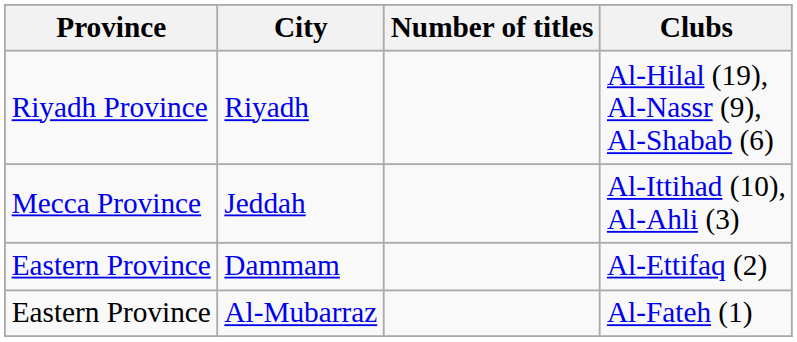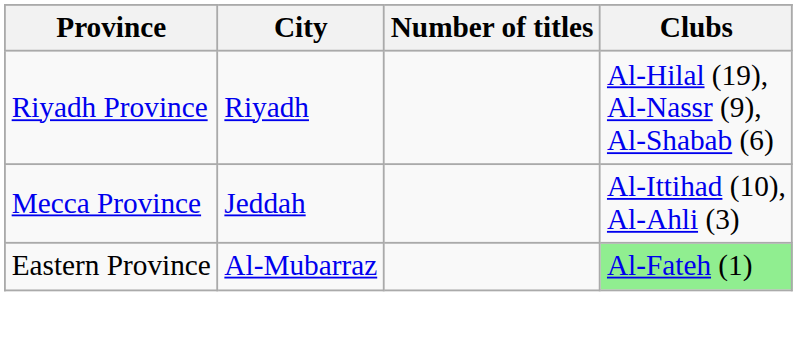- row: (282, 265)
(680, 312) no background -> (680, 265) lightgreen background
